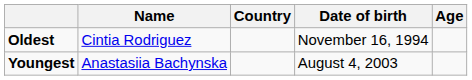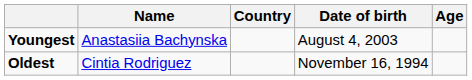rows swapped: (41, 63) <-> (31, 39)
